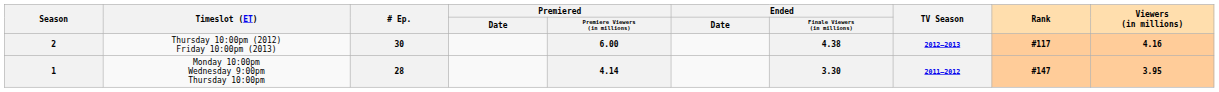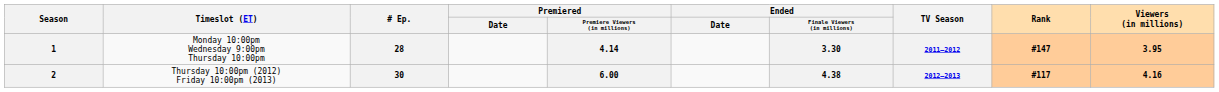rows swapped: (54, 71) <-> (54, 45)
